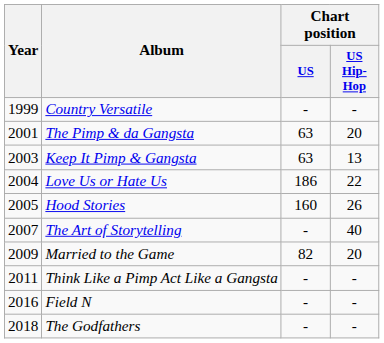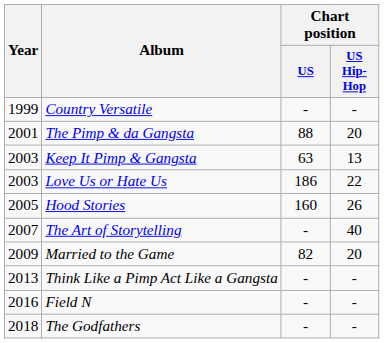(306, 133) 63 -> (306, 133) 88
(23, 181) 2004 -> (23, 181) 2003
(23, 278) 2011 -> (23, 278) 2013
